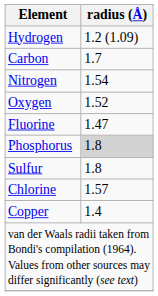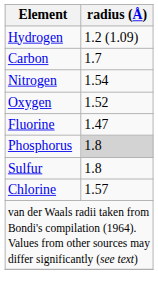- row: (28, 211)
